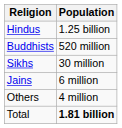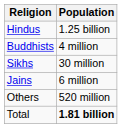(84, 47) 520 million -> (78, 47) 4 million
(78, 98) 4 million -> (84, 98) 520 million
